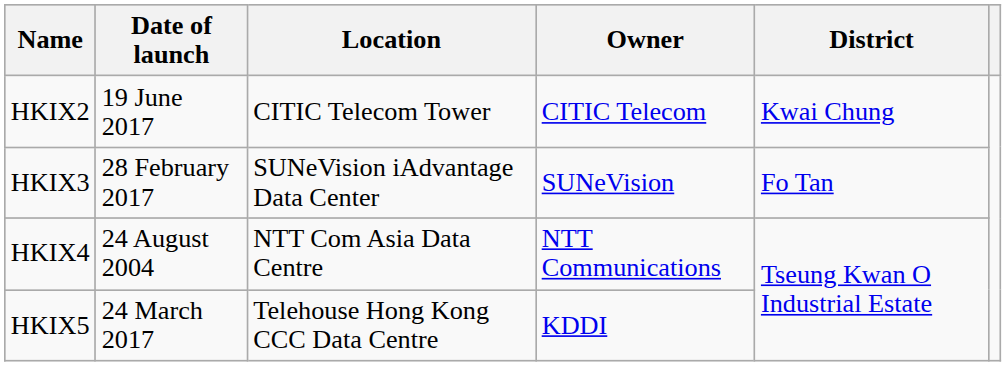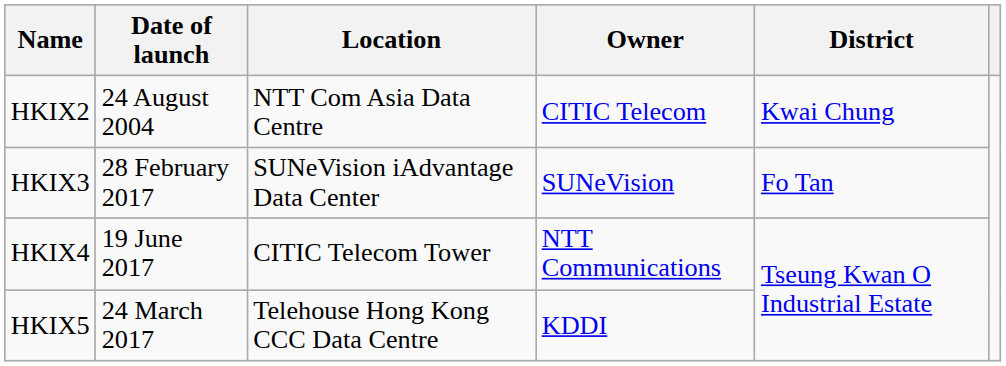(142, 111) 19 June 2017 -> (155, 111) 24 August 2004
(372, 111) CITIC Telecom Tower -> (362, 111) NTT Com Asia Data Centre
(155, 253) 24 August 2004 -> (142, 253) 19 June 2017
(362, 253) NTT Com Asia Data Centre -> (372, 253) CITIC Telecom Tower
